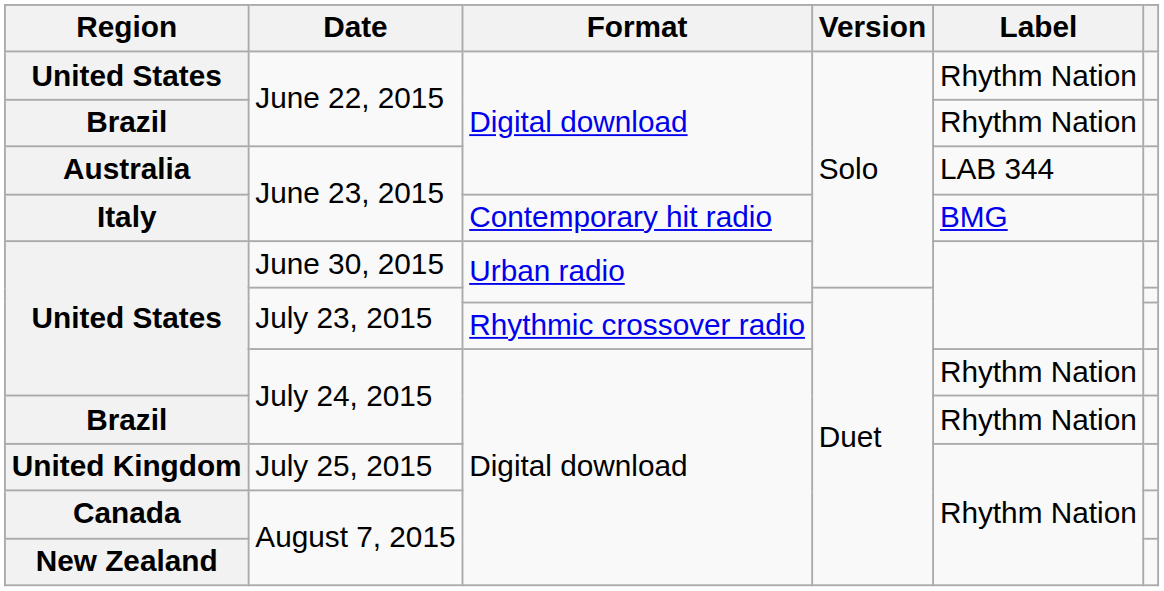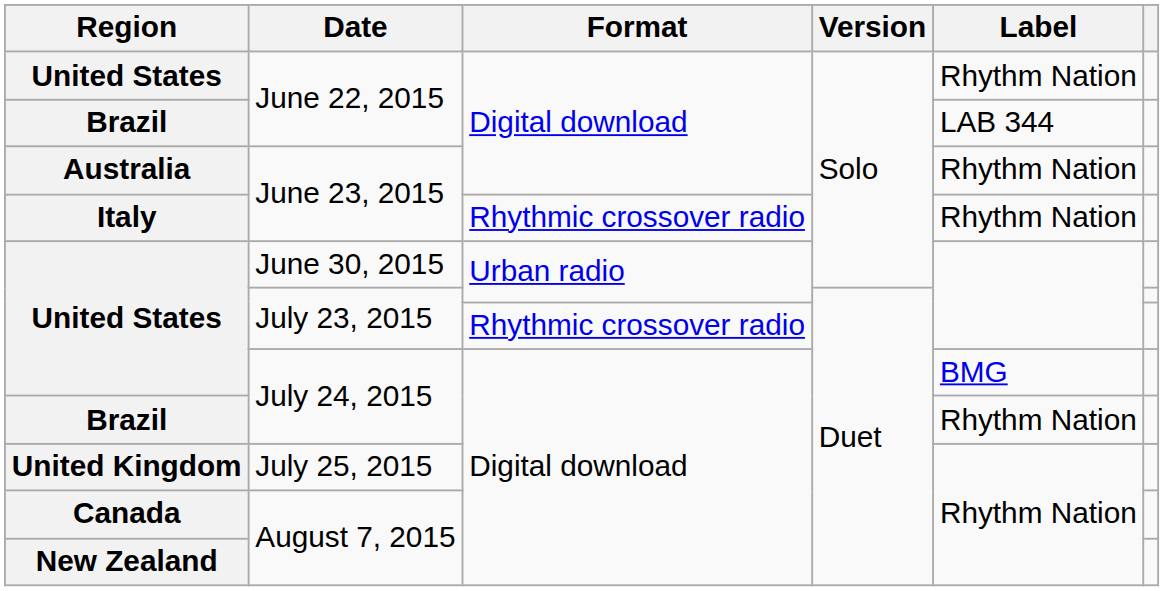(1038, 122) Rhythm Nation -> (997, 122) LAB 344
(997, 169) LAB 344 -> (1038, 169) Rhythm Nation
(621, 216) Contemporary hit radio -> (637, 216) Rhythmic crossover radio
(974, 216) BMG -> (1038, 216) Rhythm Nation
(1038, 372) Rhythm Nation -> (974, 372) BMG
